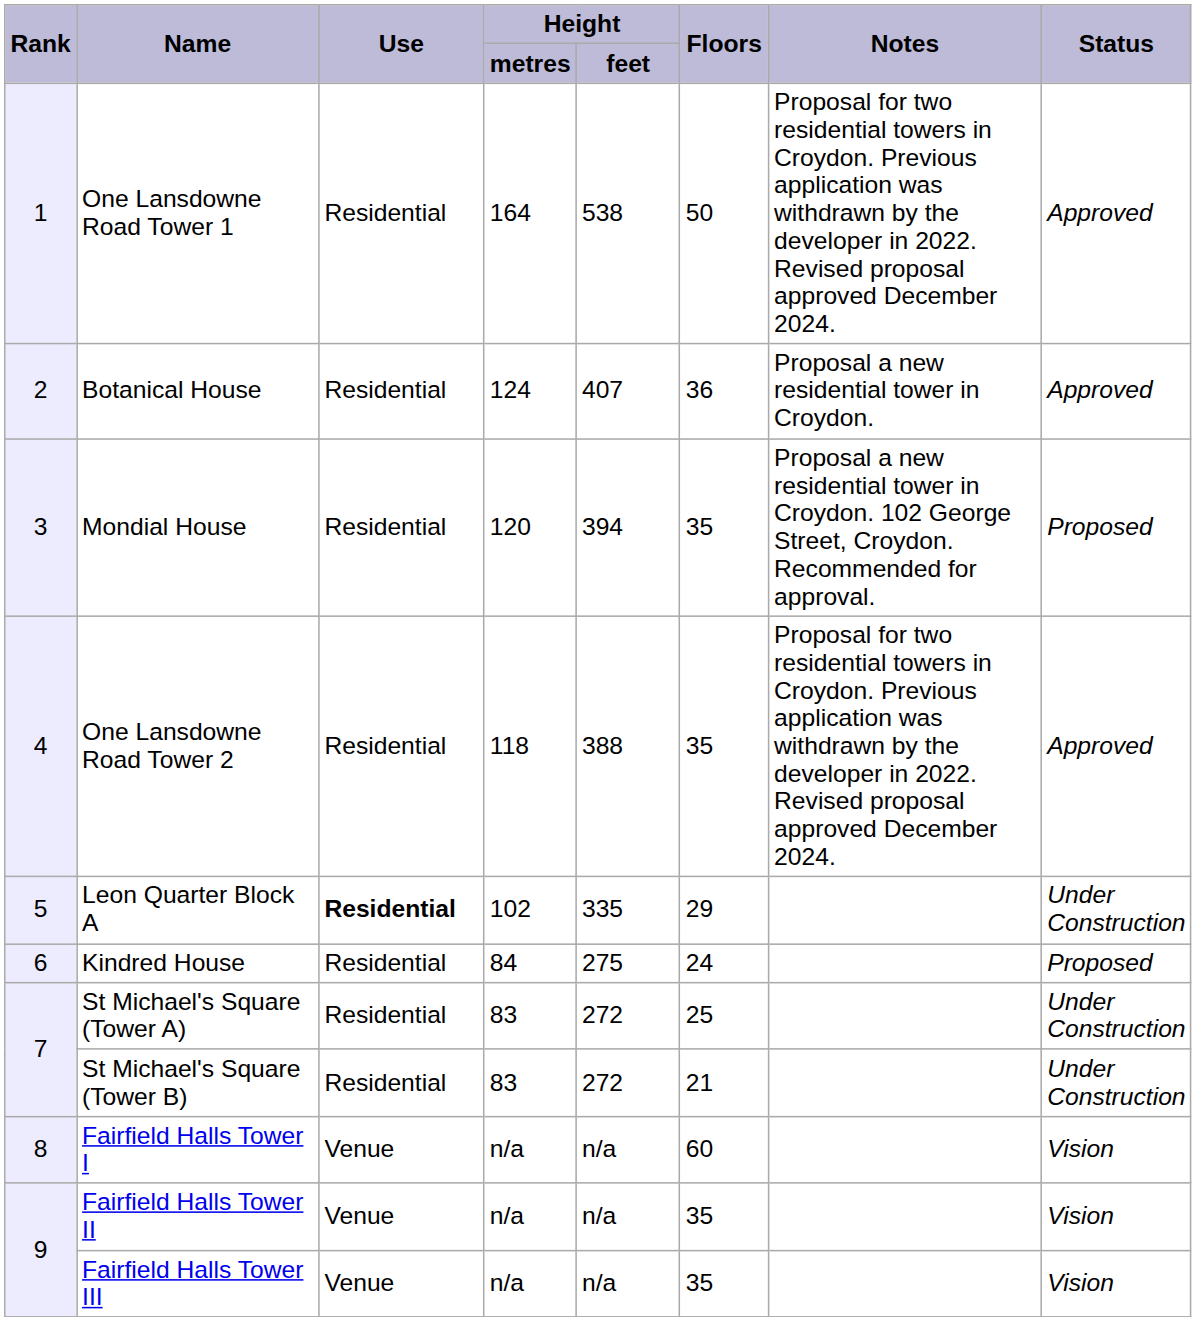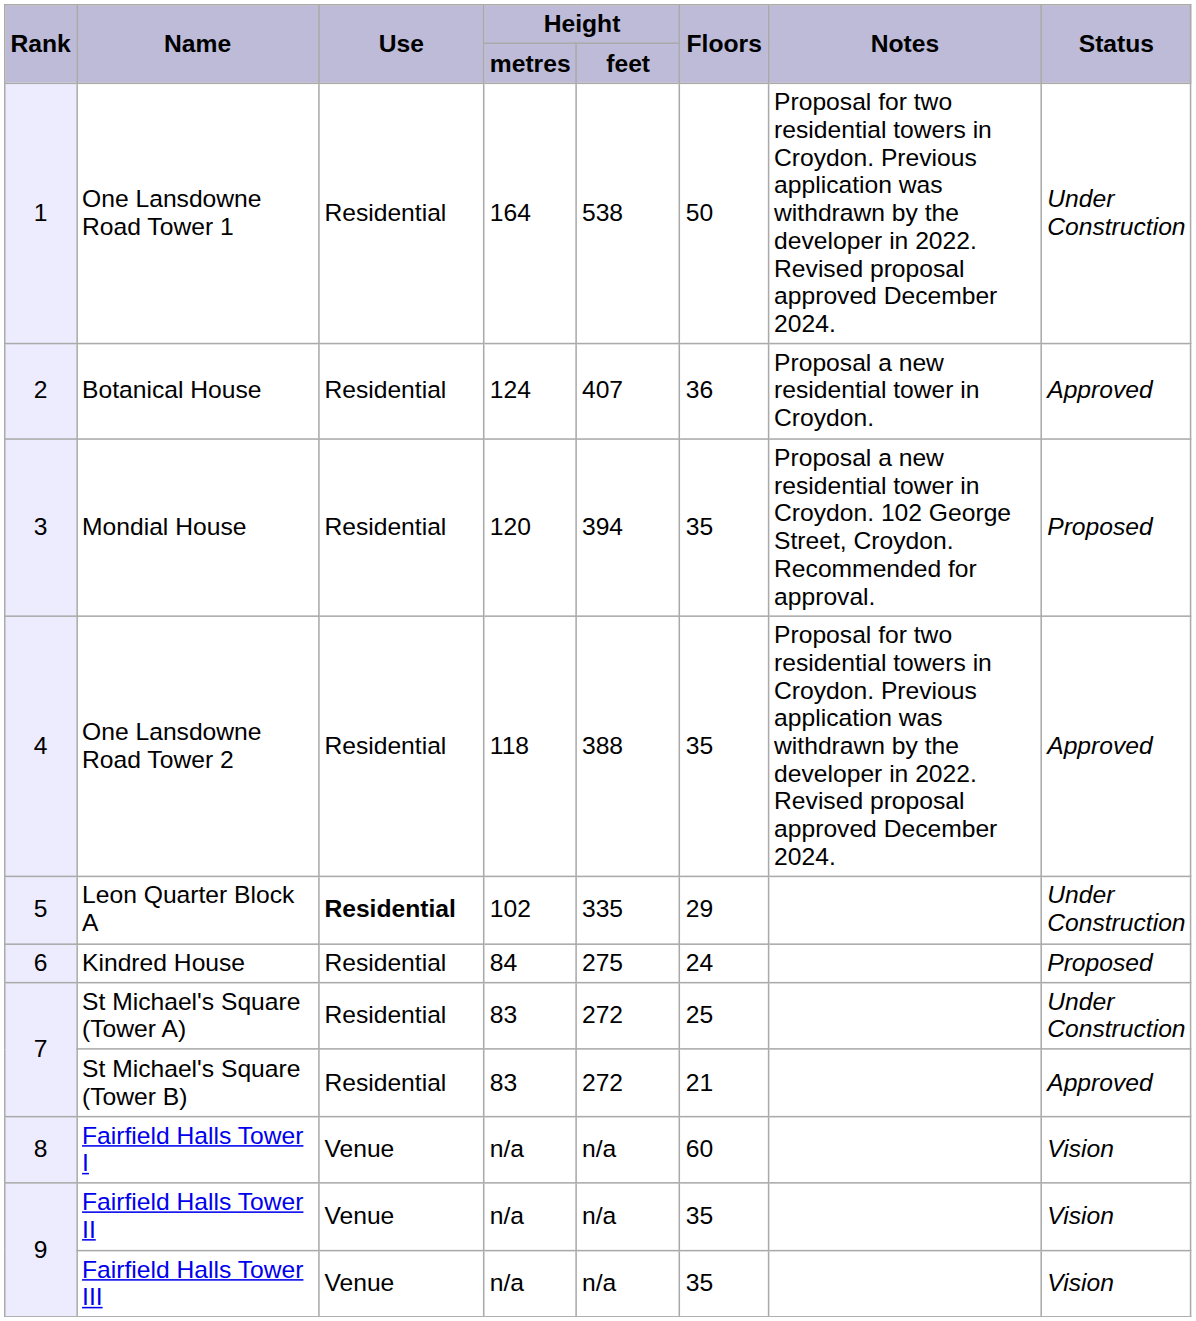(1100, 213) Approved -> (1116, 213) Under Construction
(1116, 1082) Under Construction -> (1100, 1082) Approved
